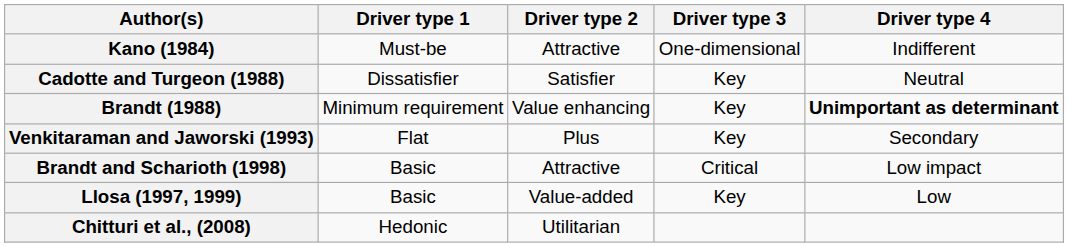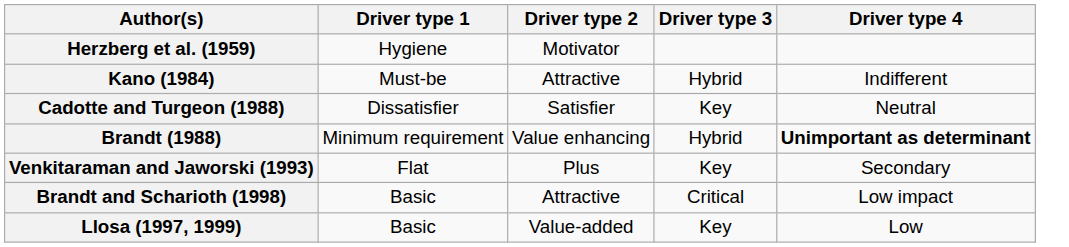+ row: (161, 49)
(730, 49) One-dimensional -> (715, 78) Hybrid
(730, 108) Key -> (715, 138) Hybrid
- row: (161, 227)
